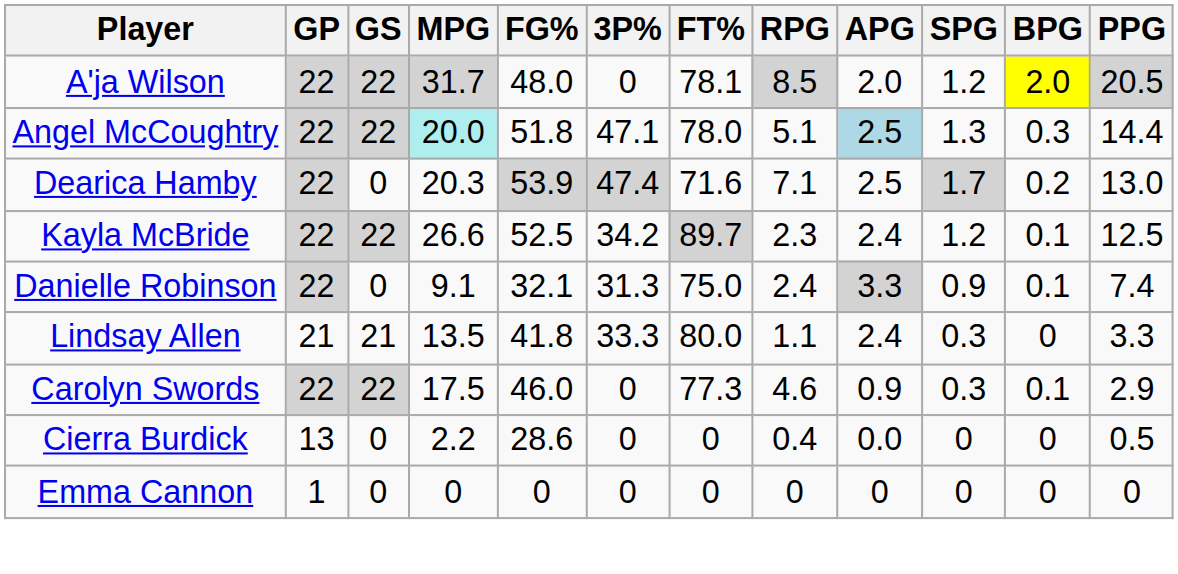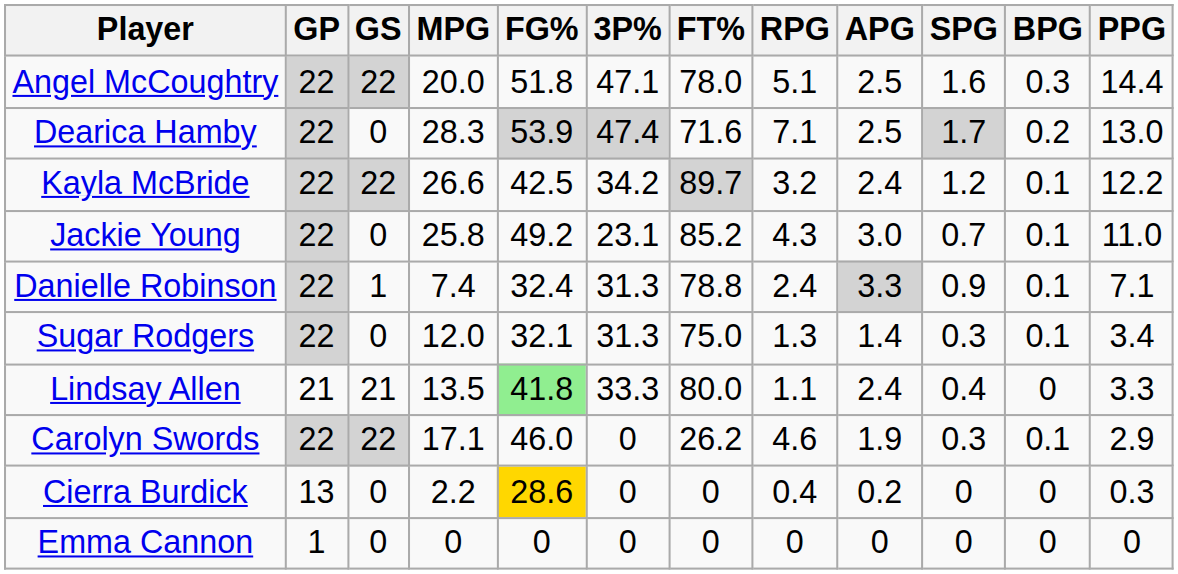- row: (145, 81)
(453, 132) paleturquoise background -> (453, 81) no background
(880, 132) lightblue background -> (880, 81) no background
(964, 132) 1.3 -> (964, 81) 1.6
(453, 183) 20.3 -> (453, 132) 28.3
(542, 235) 52.5 -> (542, 183) 42.5
(795, 235) 2.3 -> (795, 183) 3.2
(1132, 235) 12.5 -> (1132, 183) 12.2
+ row: (145, 235)
(378, 286) 0 -> (378, 286) 1
(453, 286) 9.1 -> (453, 286) 7.4
(542, 286) 32.1 -> (542, 286) 32.4
(711, 286) 75.0 -> (711, 286) 78.8
(1132, 286) 7.4 -> (1132, 286) 7.1
+ row: (145, 337)
(542, 337) no background -> (542, 388) lightgreen background
(964, 337) 0.3 -> (964, 388) 0.4
(453, 388) 17.5 -> (453, 440) 17.1
(711, 388) 77.3 -> (711, 440) 26.2
(880, 388) 0.9 -> (880, 440) 1.9
(542, 440) no background -> (542, 491) gold background
(880, 440) 0.0 -> (880, 491) 0.2
(1132, 440) 0.5 -> (1132, 491) 0.3
